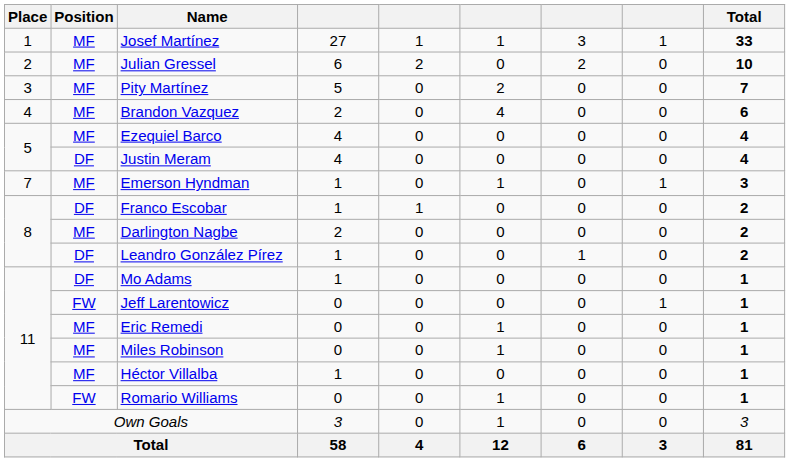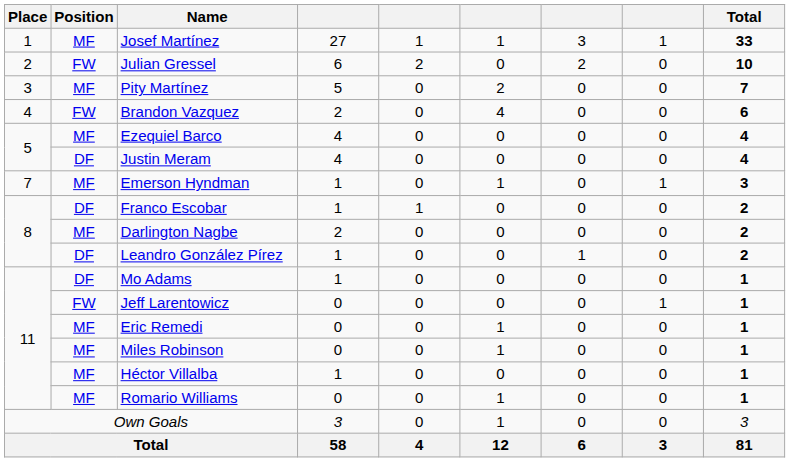(84, 64) MF -> (84, 64) FW
(84, 112) MF -> (84, 112) FW
(84, 398) FW -> (84, 398) MF
